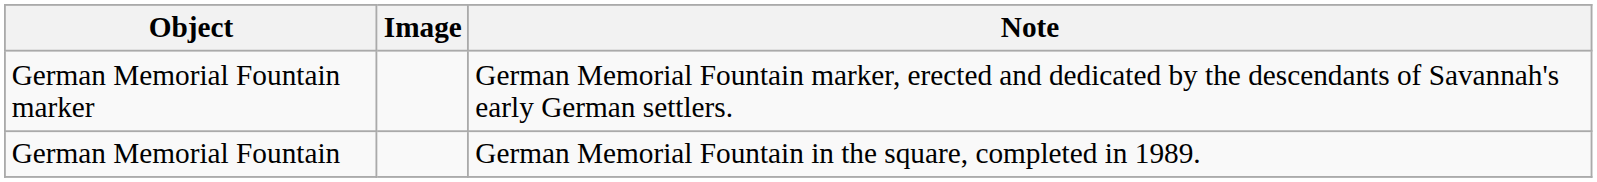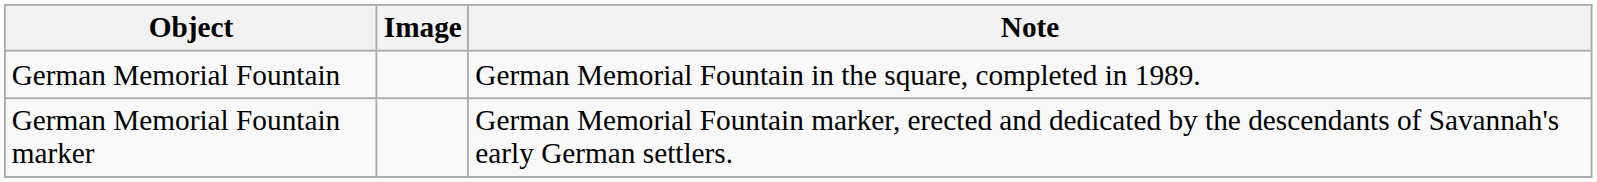rows swapped: (176, 153) <-> (176, 90)
